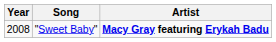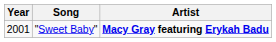(18, 29) 2008 -> (18, 29) 2001
